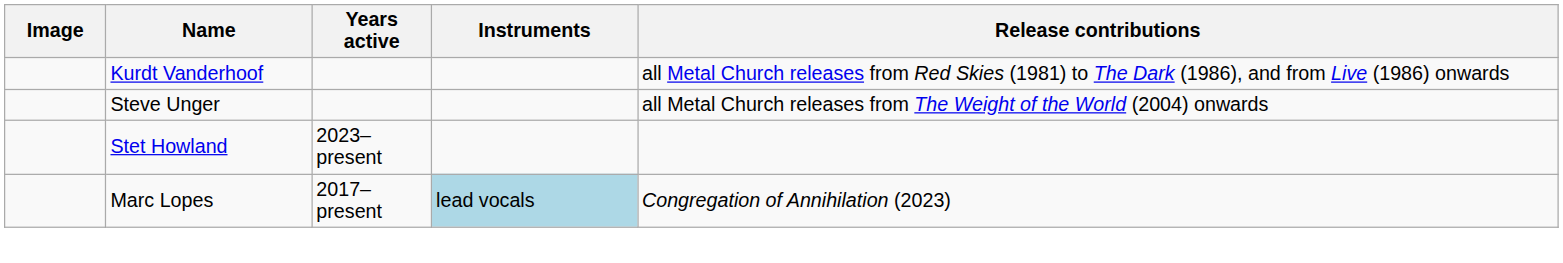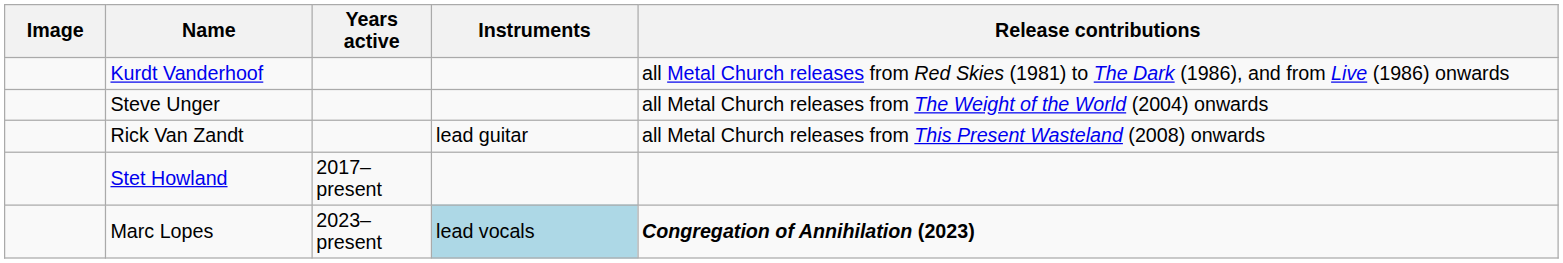+ row: (177, 135)
(349, 146) 2023–present -> (349, 178) 2017–present
(349, 200) 2017–present -> (349, 231) 2023–present
(796, 200) normal -> (808, 231) bold
